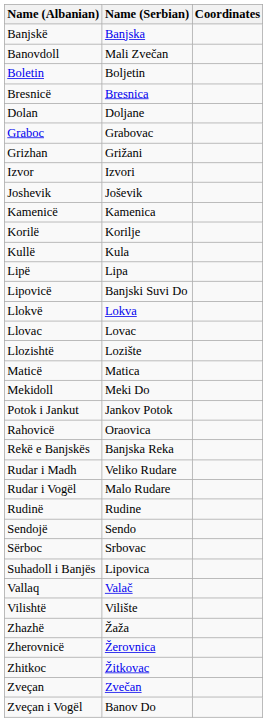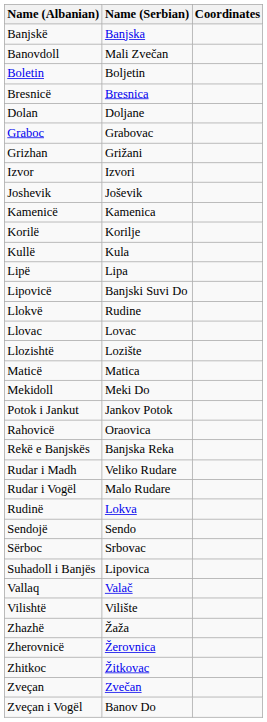(121, 311) Lokva -> (123, 311) Rudine
(123, 509) Rudine -> (121, 509) Lokva
